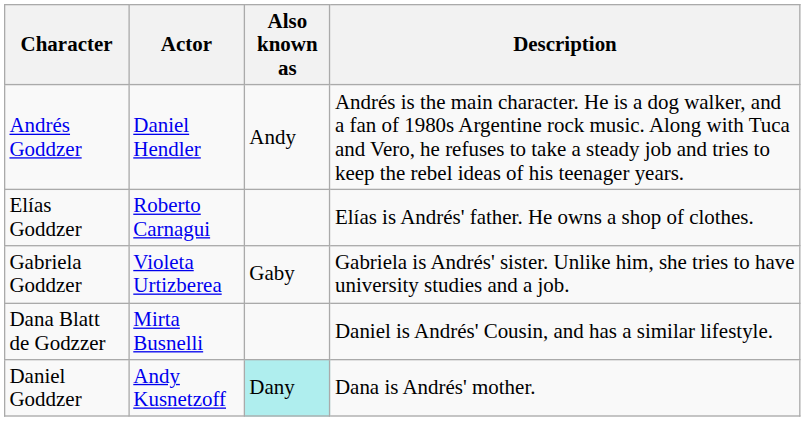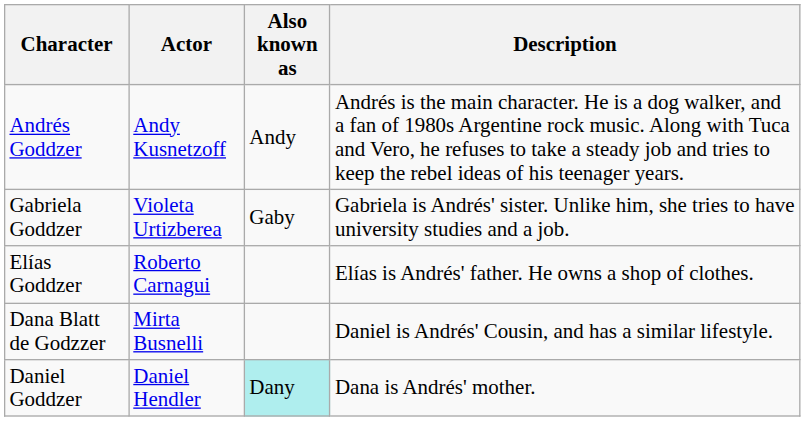(167, 136) Daniel Hendler -> (180, 136) Andy Kusnetzoff
rows swapped: (46, 274) <-> (46, 217)
(180, 387) Andy Kusnetzoff -> (167, 387) Daniel Hendler
